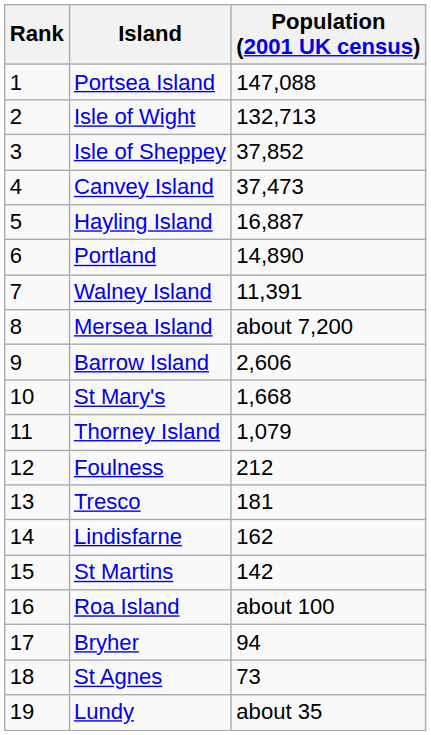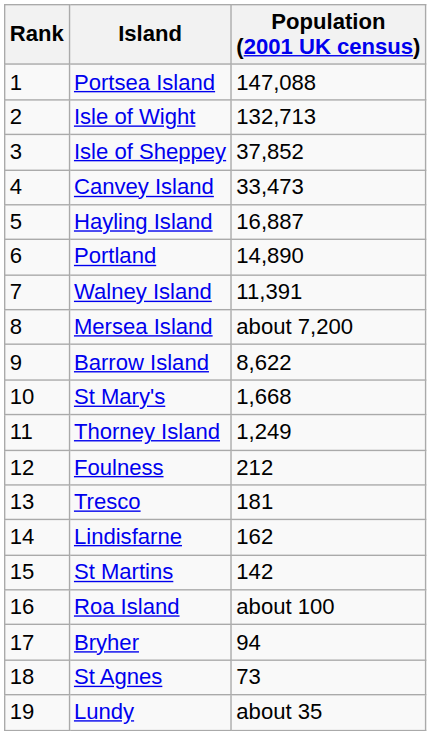(270, 186) 37,473 -> (270, 186) 33,473
(264, 362) 2,606 -> (264, 362) 8,622
(264, 432) 1,079 -> (264, 432) 1,249
